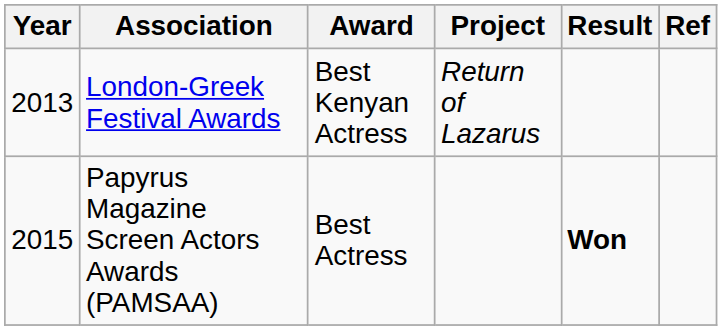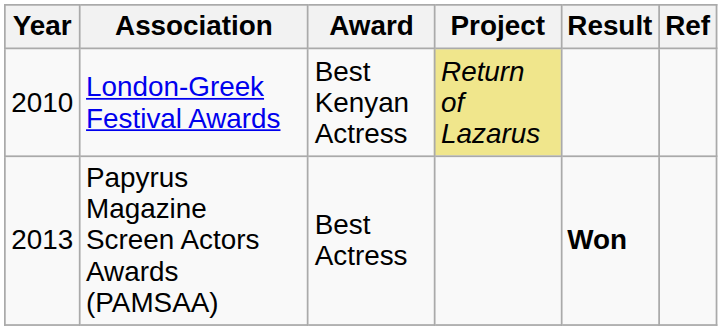(42, 102) 2013 -> (42, 102) 2010
(491, 102) no background -> (491, 102) khaki background
(42, 240) 2015 -> (42, 240) 2013
